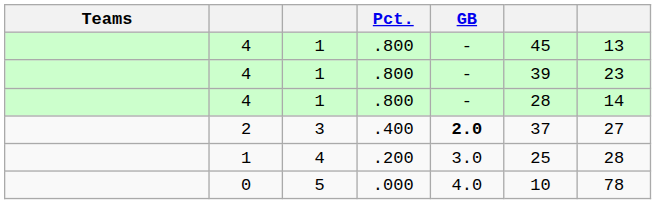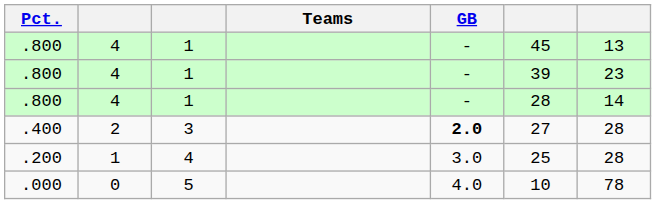columns swapped: (107, 19) <-> (393, 19)
(540, 130) 37 -> (540, 130) 27
(614, 130) 27 -> (614, 130) 28
